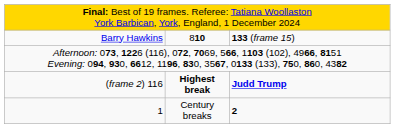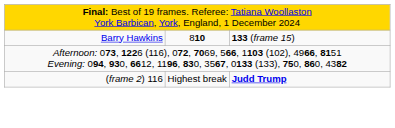(197, 84) bold -> (197, 79) normal
- row: (160, 110)
